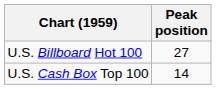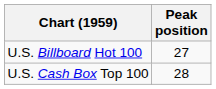(181, 73) 14 -> (181, 73) 28
